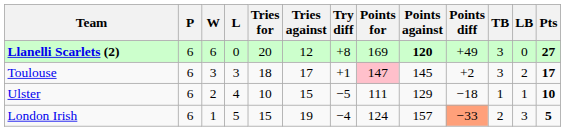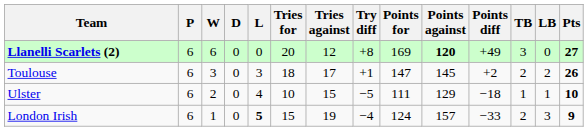+ column: (236, 22)
(378, 72) pink background -> (401, 72) no background
(500, 72) 3 -> (523, 72) 2
(548, 72) 17 -> (571, 72) 26
(236, 115) normal -> (259, 115) bold
(467, 115) lightsalmon background -> (490, 115) no background
(548, 115) 5 -> (571, 115) 9
